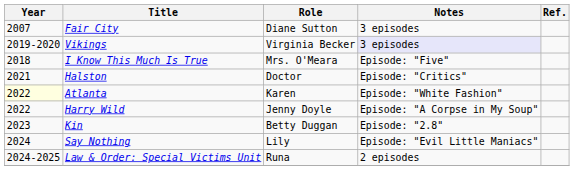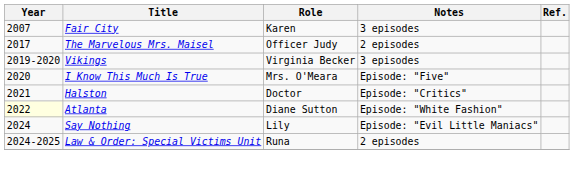(302, 29) Diane Sutton -> (281, 29) Karen
+ row: (139, 45)
(390, 45) lavender background -> (390, 61) no background
(19, 61) 2018 -> (19, 77) 2020
(281, 93) Karen -> (302, 109) Diane Sutton
- row: (95, 109)
- row: (74, 125)
